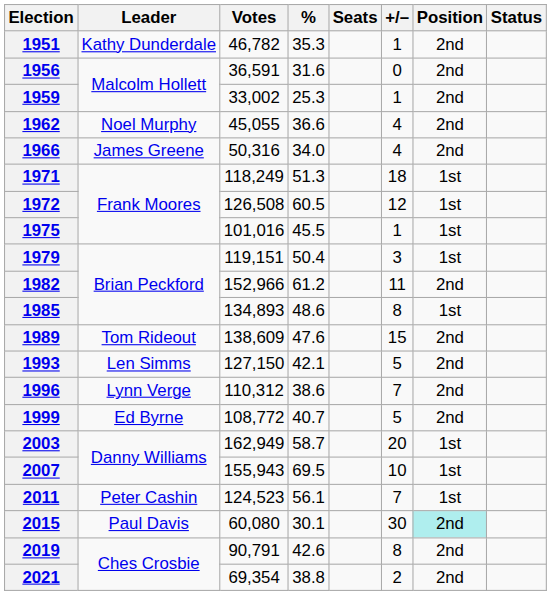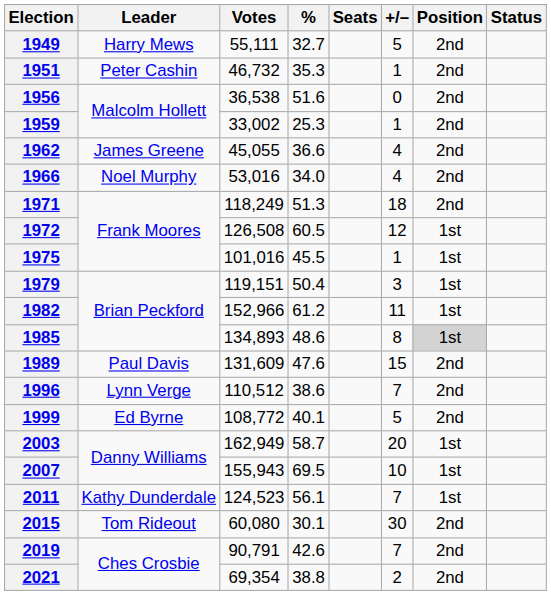+ row: (41, 44)
(149, 44) Kathy Dunderdale -> (149, 71) Peter Cashin
(254, 44) 46,782 -> (254, 71) 46,732
(254, 71) 36,591 -> (254, 97) 36,538
(309, 71) 31.6 -> (309, 97) 51.6
(149, 124) Noel Murphy -> (149, 151) James Greene
(149, 151) James Greene -> (149, 177) Noel Murphy
(254, 151) 50,316 -> (254, 177) 53,016
(450, 177) 1st -> (450, 204) 2nd
(450, 284) 2nd -> (450, 310) 1st
(450, 310) no background -> (450, 337) lightgrey background
(149, 337) Tom Rideout -> (149, 364) Paul Davis
(254, 337) 138,609 -> (254, 364) 131,609
- row: (41, 364)
(254, 390) 110,312 -> (254, 390) 110,512
(309, 417) 40.7 -> (309, 417) 40.1
(149, 497) Peter Cashin -> (149, 497) Kathy Dunderdale
(149, 524) Paul Davis -> (149, 524) Tom Rideout
(450, 524) paleturquoise background -> (450, 524) no background
(397, 550) 8 -> (397, 550) 7
